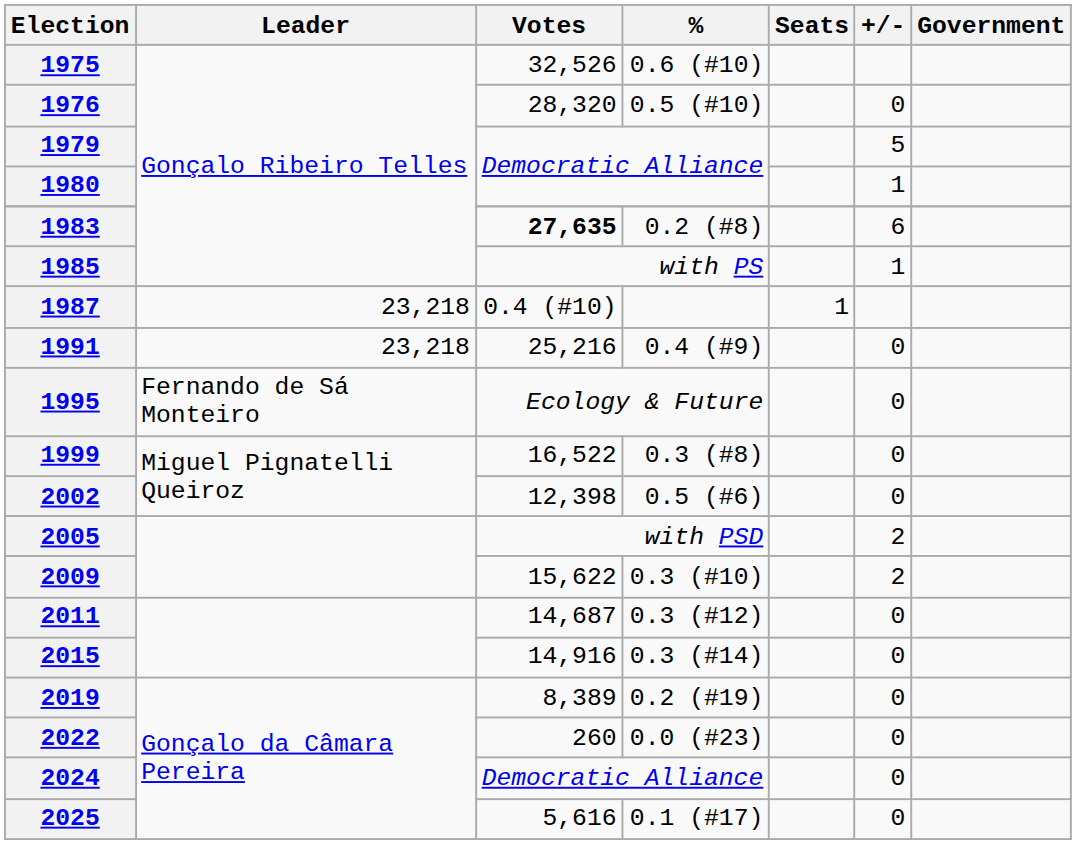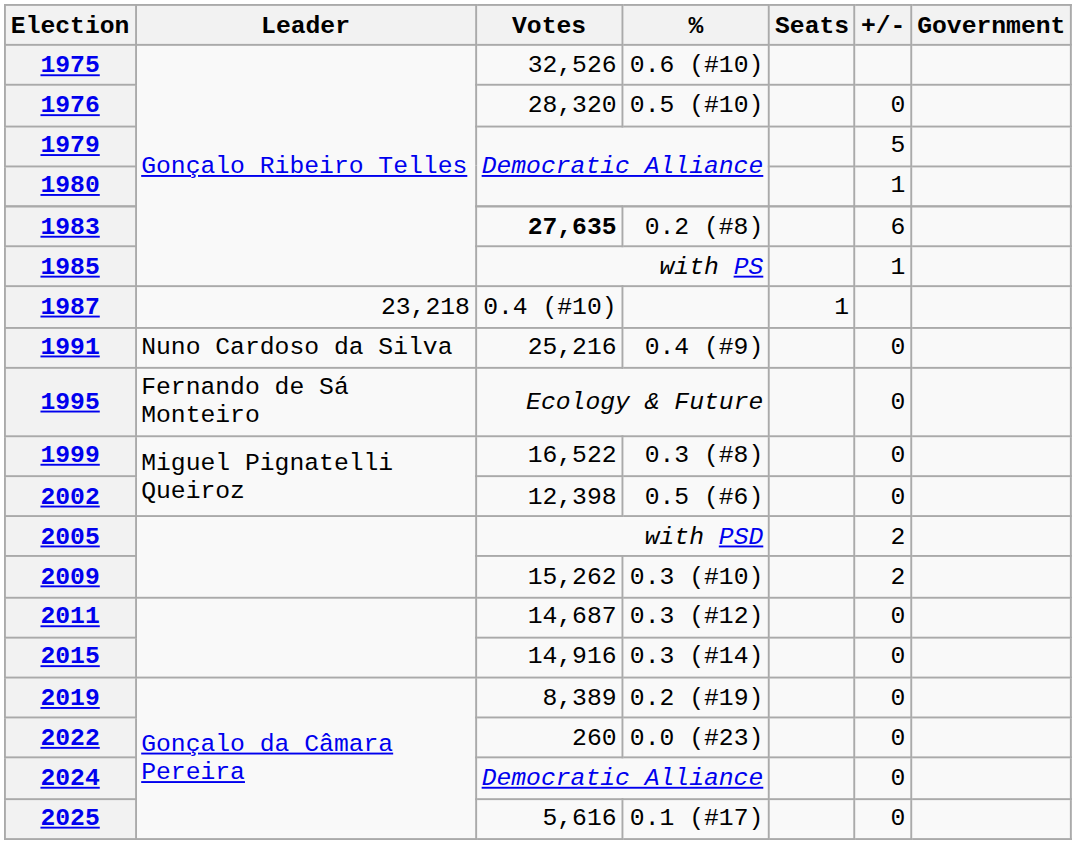(425, 347) 23,218 -> (297, 347) Nuno Cardoso da Silva
(572, 577) 15,622 -> (572, 577) 15,262
